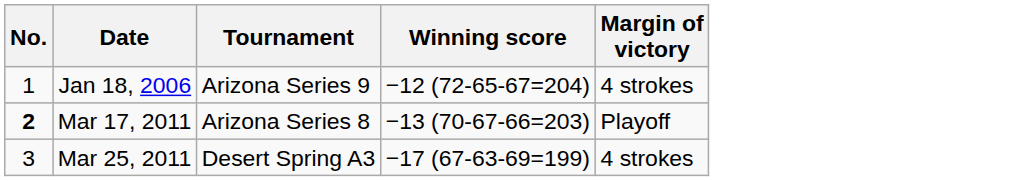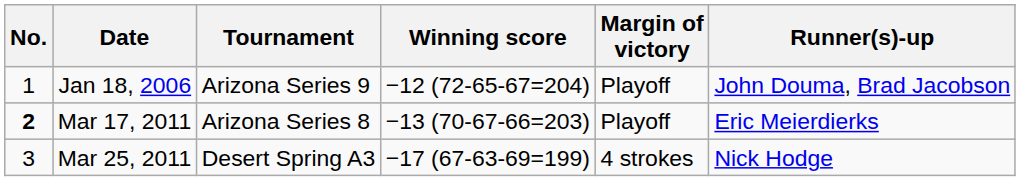+ column: (862, 36)
(647, 85) 4 strokes -> (635, 85) Playoff
